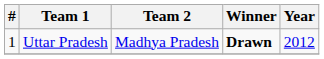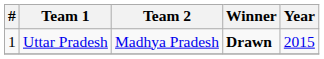(299, 41) 2012 -> (299, 41) 2015
